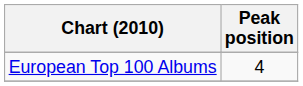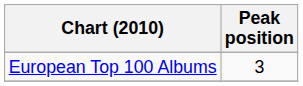(259, 66) 4 -> (259, 66) 3
